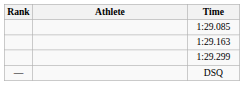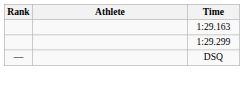- row: (213, 27)
